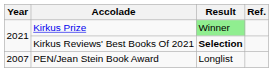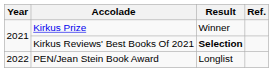(214, 28) lightgreen background -> (214, 28) no background
(18, 59) 2007 -> (18, 59) 2022
